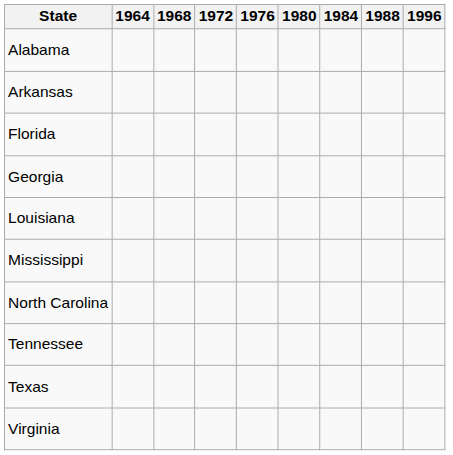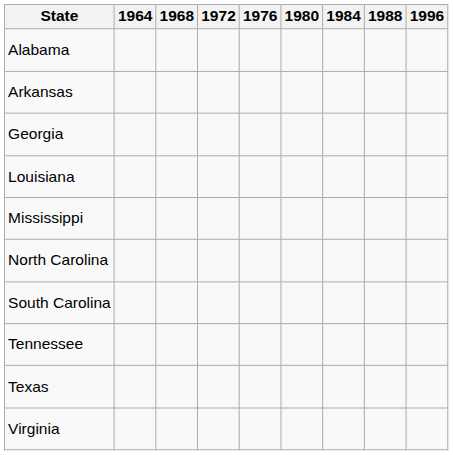- row: (32, 134)
+ row: (59, 302)
